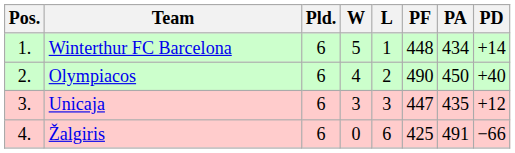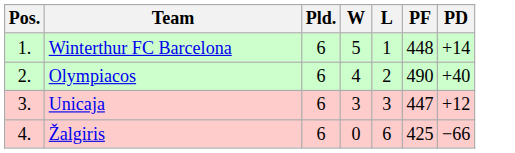- column: (455, 18)
